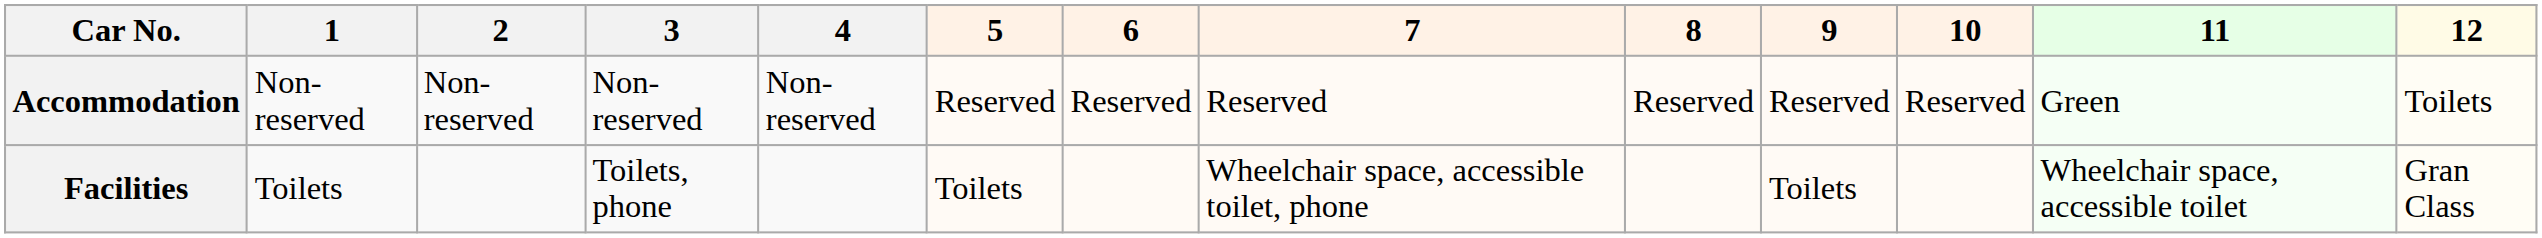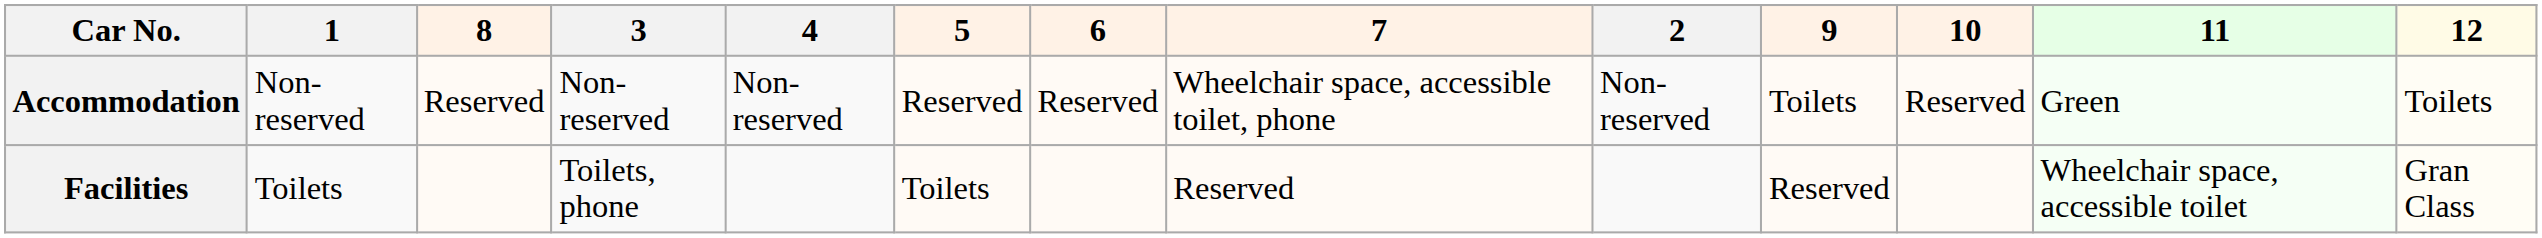columns swapped: (501, 30) <-> (1694, 30)
(1267, 100) Reserved -> (1362, 100) Wheelchair space, accessible toilet, phone
(1829, 100) Reserved -> (1813, 100) Toilets
(1395, 188) Wheelchair space, accessible toilet, phone -> (1234, 188) Reserved
(1813, 188) Toilets -> (1829, 188) Reserved
